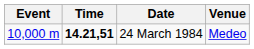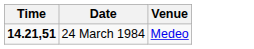- column: (33, 14)
